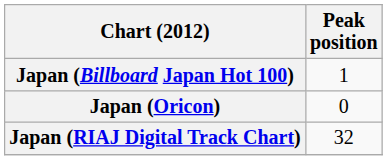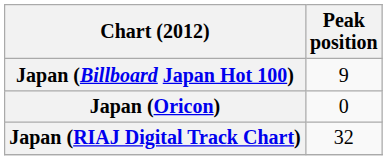(344, 74) 1 -> (344, 74) 9
